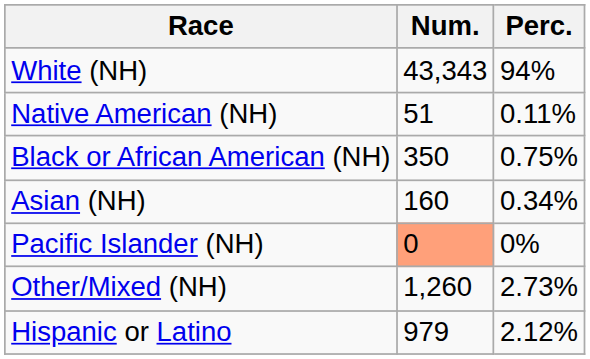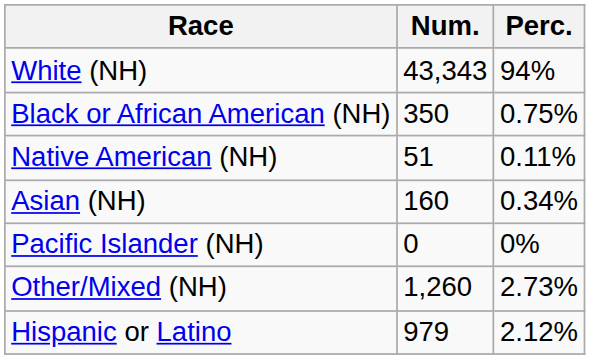rows swapped: (201, 157) <-> (144, 113)
(411, 244) lightsalmon background -> (411, 244) no background
